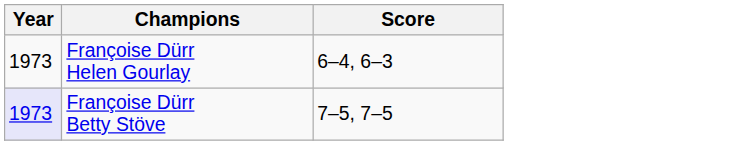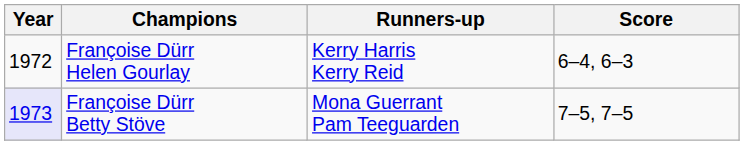+ column: (430, 19)
(31, 61) 1973 -> (31, 61) 1972
